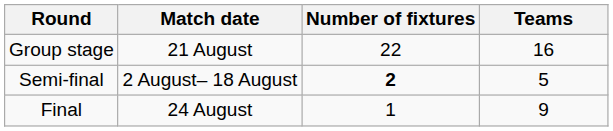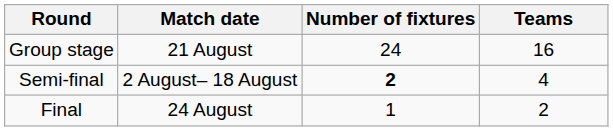(391, 49) 22 -> (391, 49) 24
(544, 79) 5 -> (544, 79) 4
(544, 110) 9 -> (544, 110) 2
